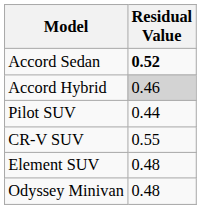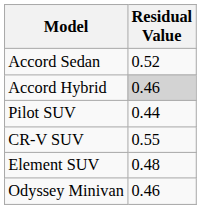(146, 61) bold -> (146, 61) normal
(146, 191) 0.48 -> (146, 191) 0.46
